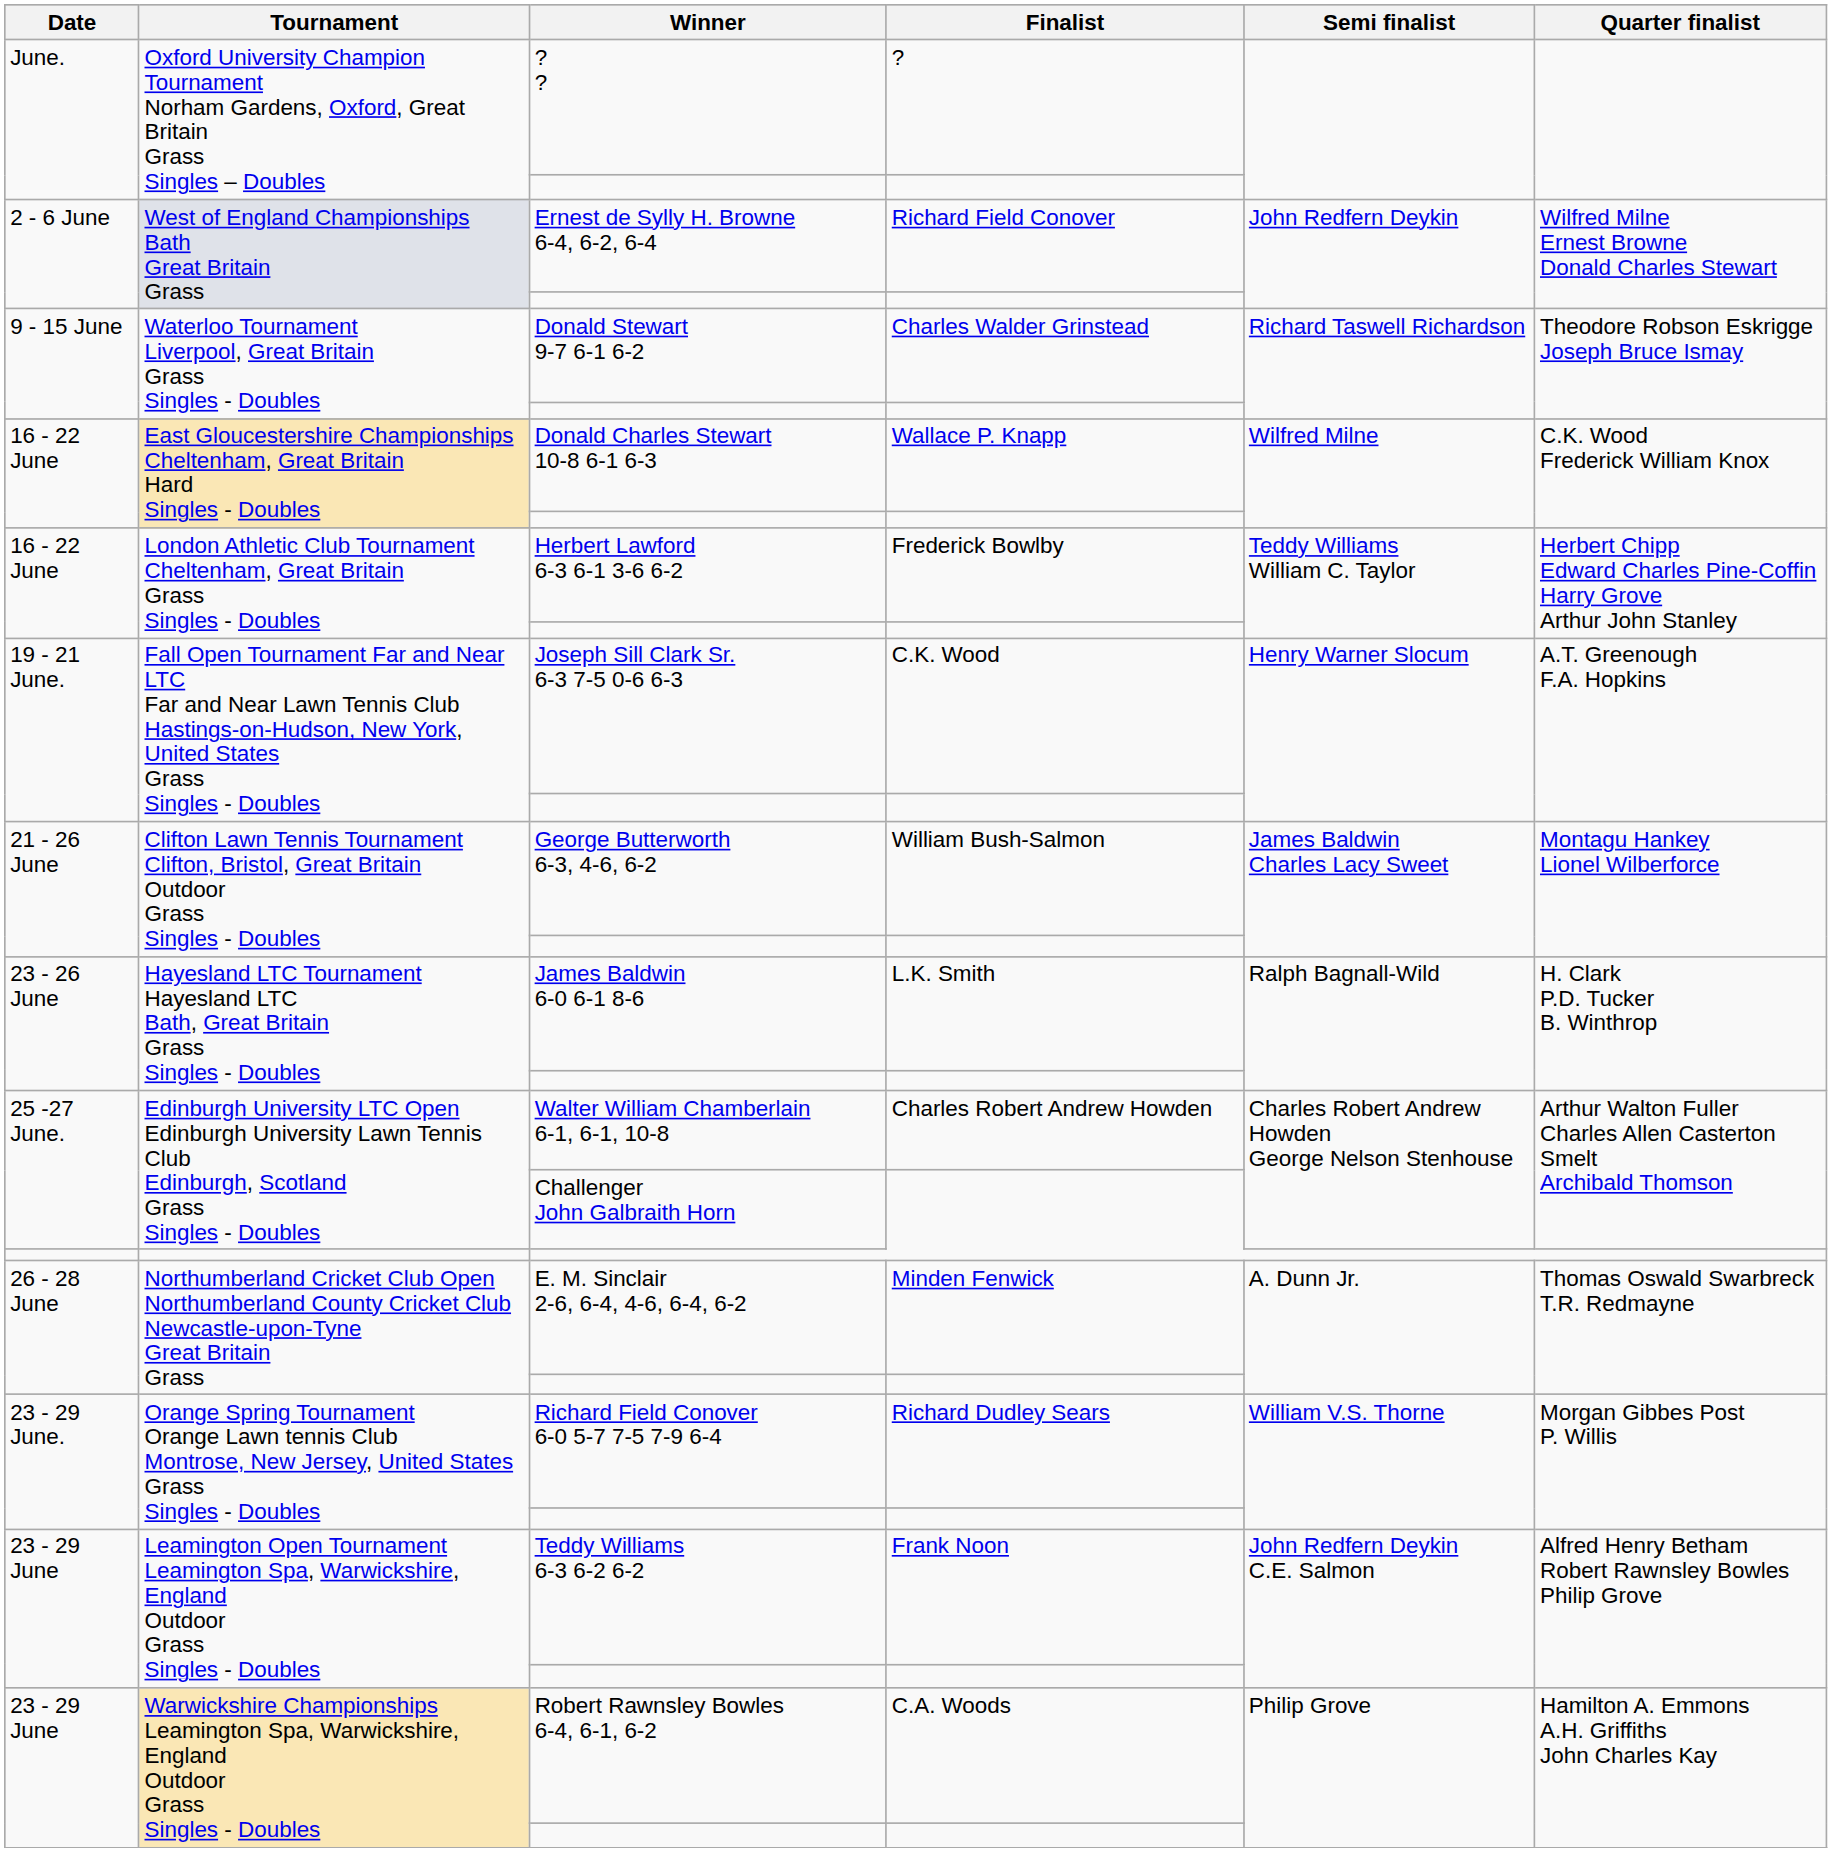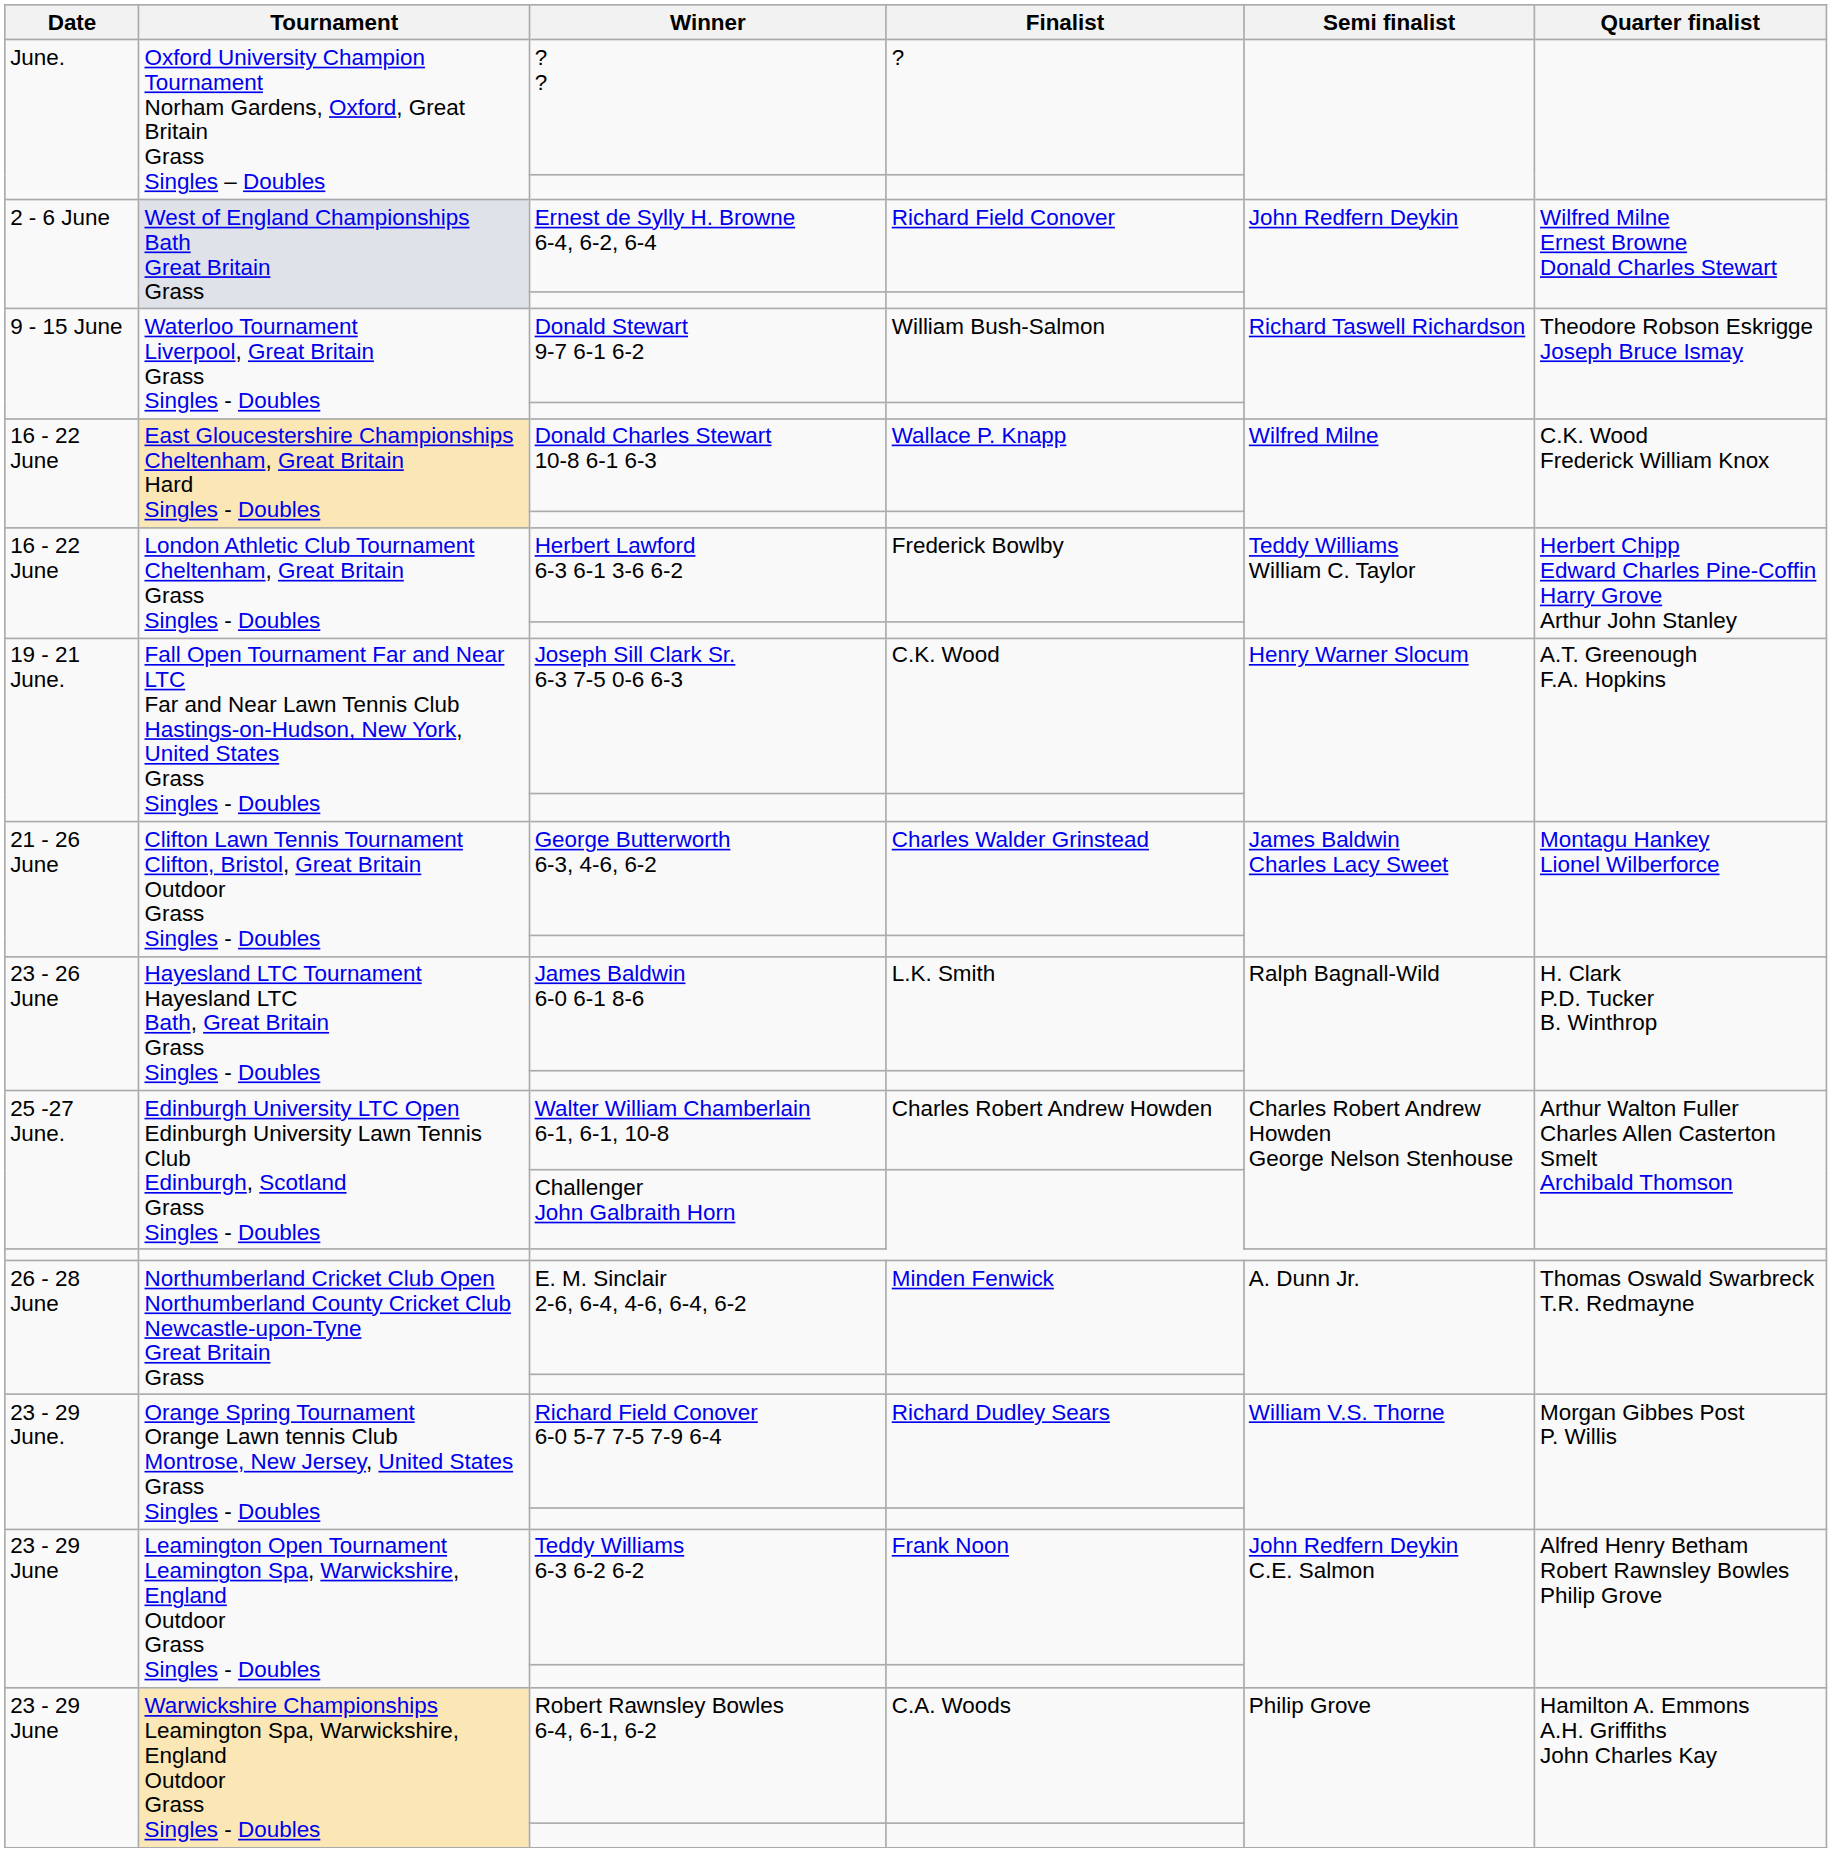(1020, 326) Charles Walder Grinstead -> (998, 326) William Bush-Salmon
(998, 839) William Bush-Salmon -> (1020, 839) Charles Walder Grinstead
